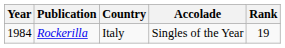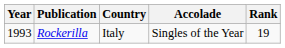(19, 33) 1984 -> (19, 33) 1993
